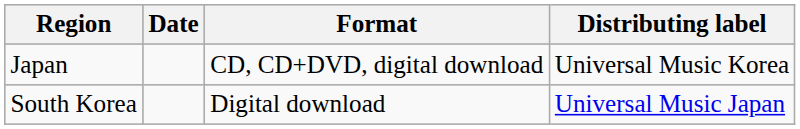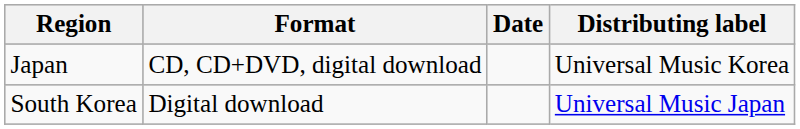columns swapped: (174, 24) <-> (377, 24)
